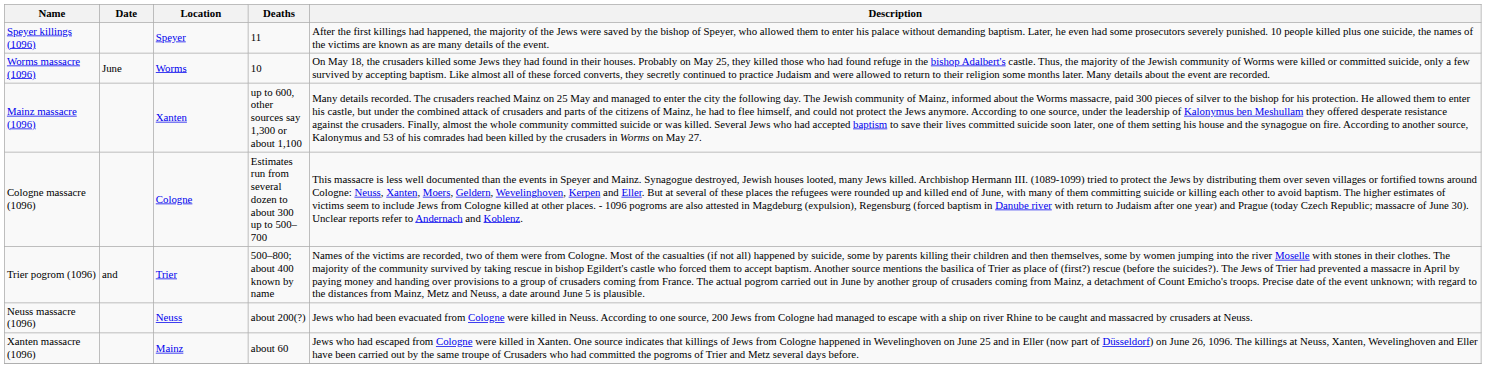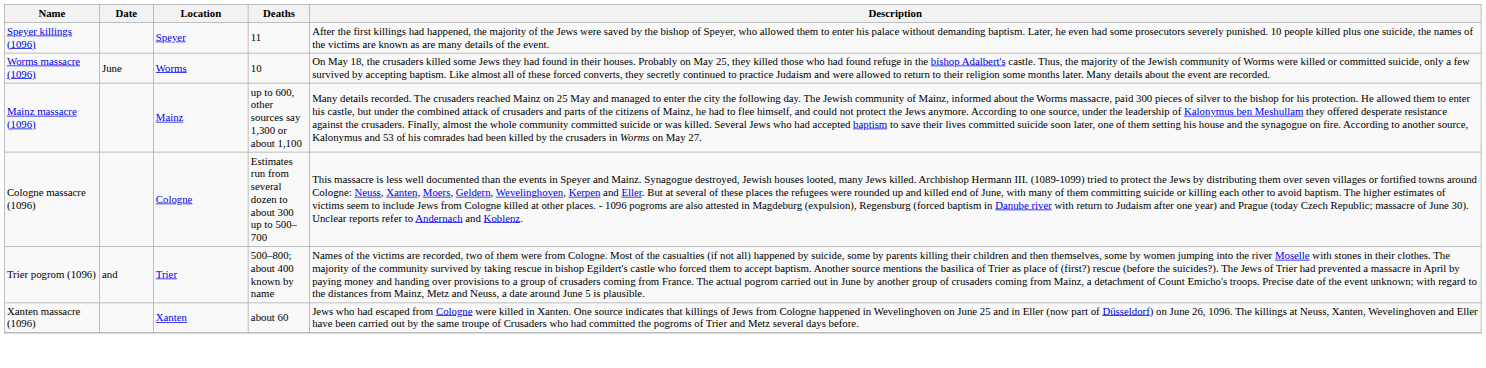(171, 118) Xanten -> (170, 118) Mainz
- row: (41, 318)
(170, 348) Mainz -> (171, 318) Xanten
